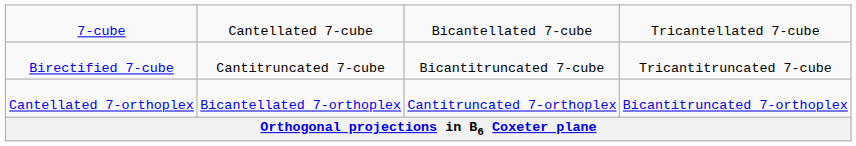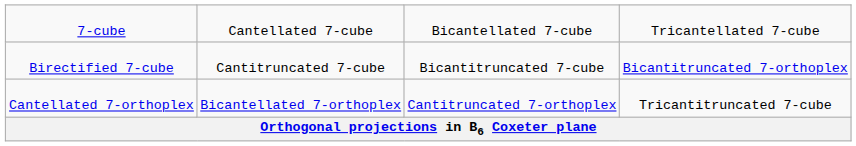(735, 69) Tricantitruncated 7-cube -> (735, 69) Bicantitruncated 7-orthoplex
(735, 106) Bicantitruncated 7-orthoplex -> (735, 106) Tricantitruncated 7-cube
